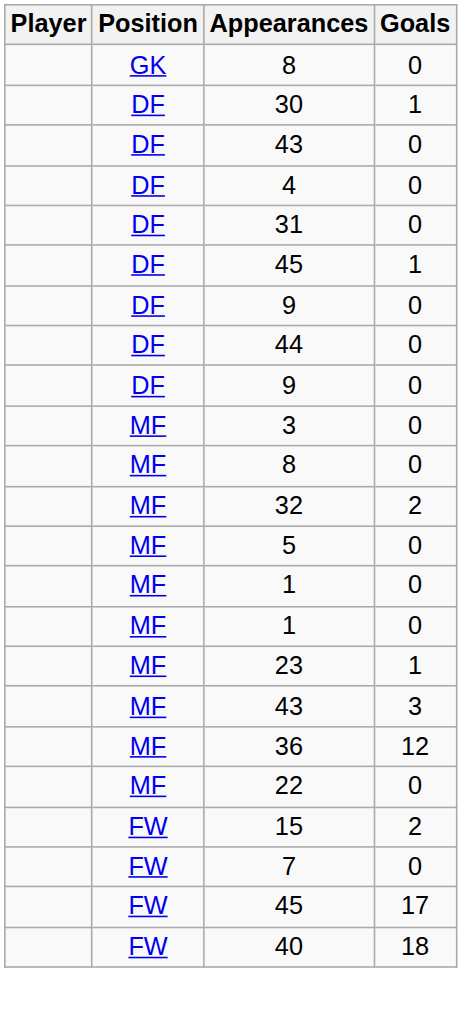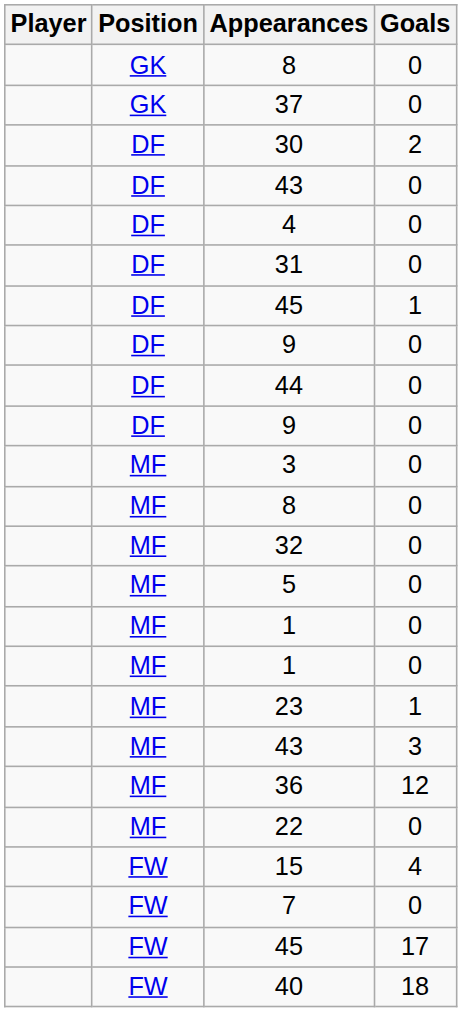+ row: (148, 104)
(415, 104) 1 -> (415, 144) 2
(415, 505) 2 -> (415, 545) 0
(415, 826) 2 -> (415, 866) 4
